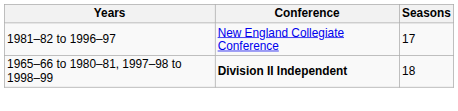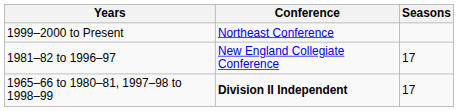+ row: (65, 32)
(409, 71) 18 -> (409, 90) 17
